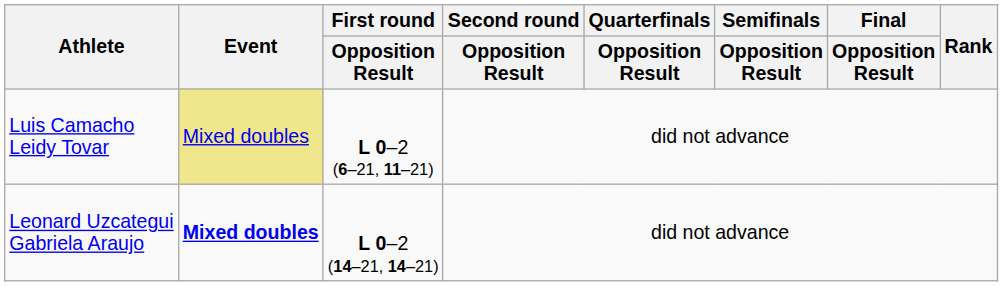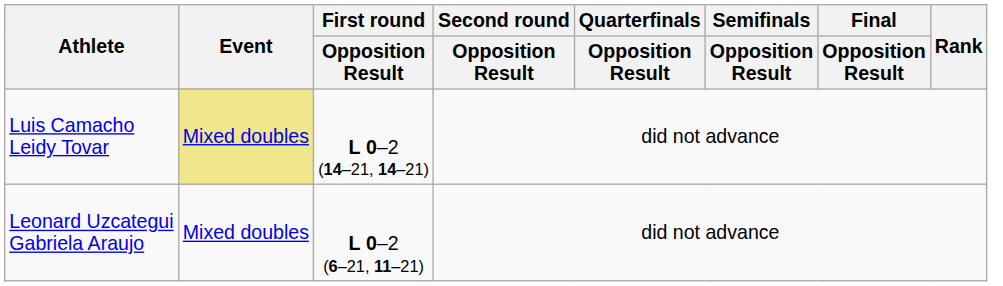(383, 159) L 0–2 (6–21, 11–21) -> (374, 159) L 0–2 (14–21, 14–21)
(251, 233) bold -> (246, 233) normal
(383, 255) L 0–2 (14–21, 14–21) -> (374, 255) L 0–2 (6–21, 11–21)
